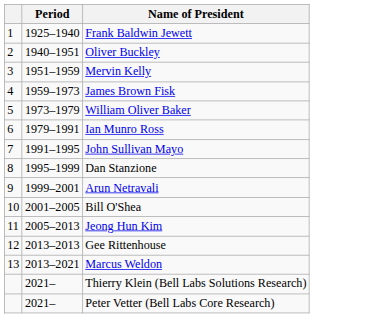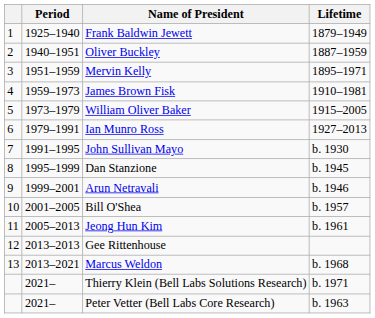+ column: (339, 14)
